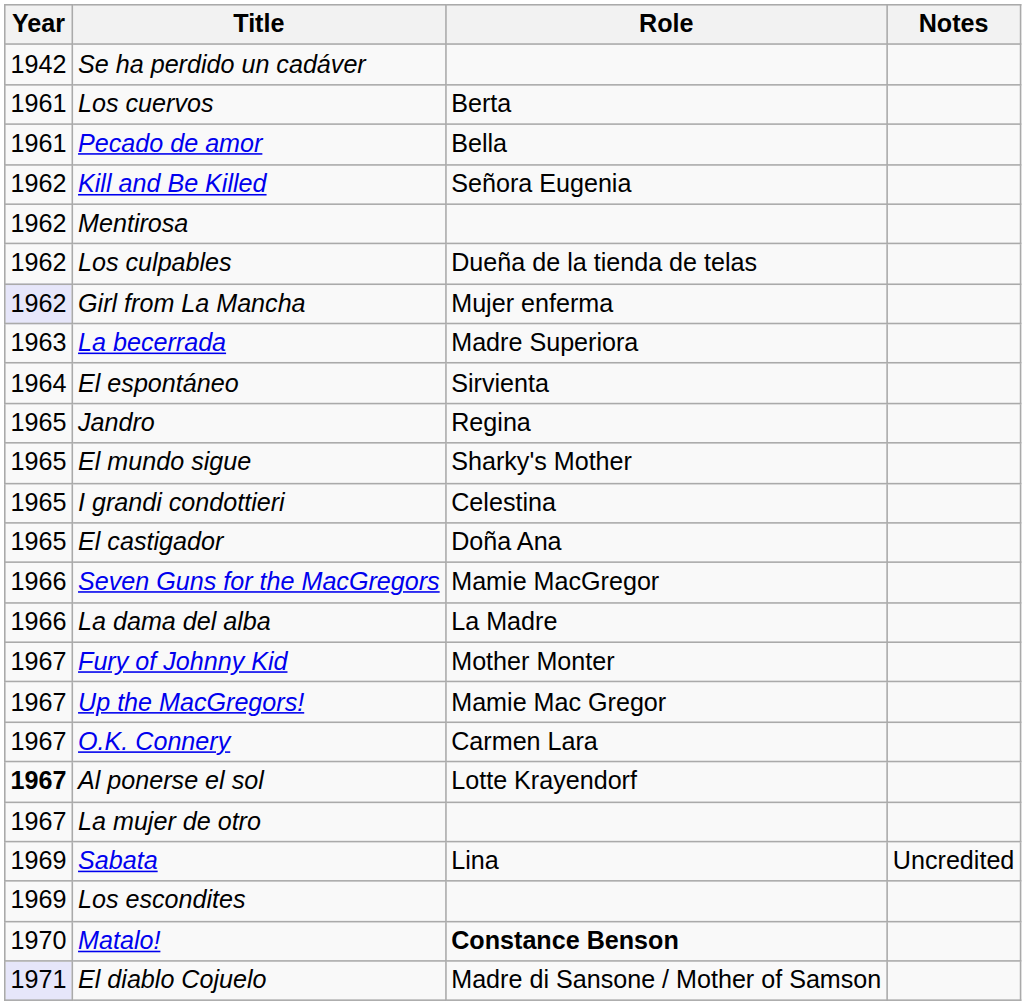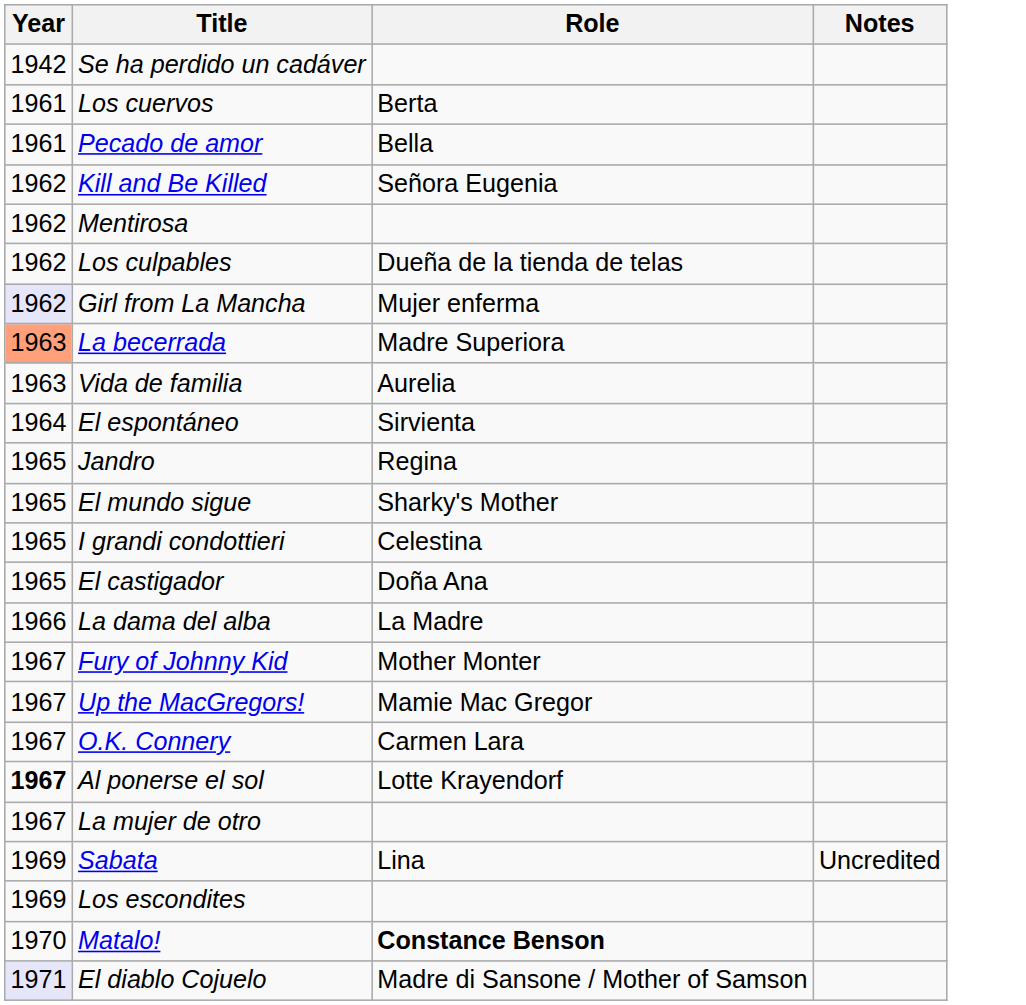(39, 343) no background -> (39, 343) lightsalmon background
+ row: (160, 382)
- row: (259, 582)
